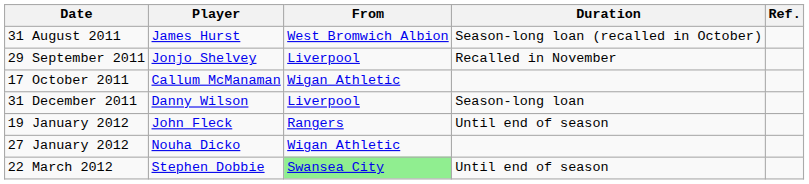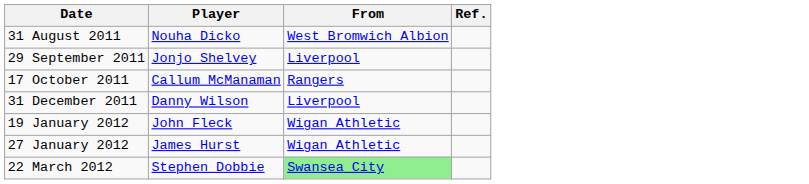- column: (609, 16)
(196, 37) James Hurst -> (196, 37) Nouha Dicko
(344, 81) Wigan Athletic -> (315, 81) Rangers
(315, 124) Rangers -> (344, 124) Wigan Athletic
(196, 146) Nouha Dicko -> (196, 146) James Hurst
